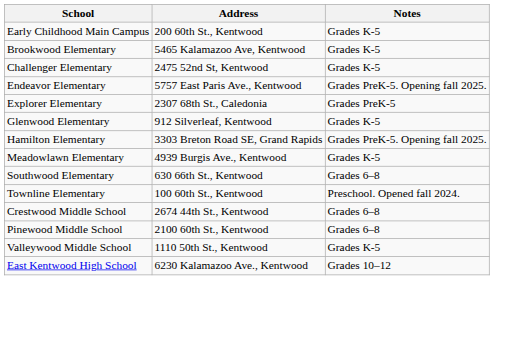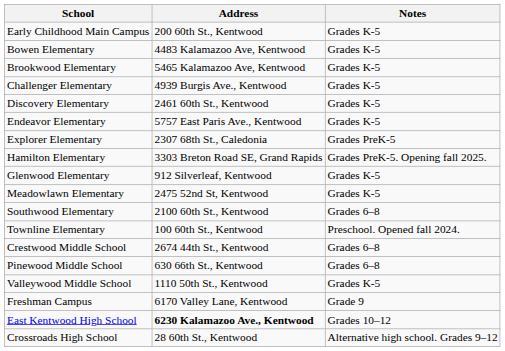+ row: (51, 49)
(211, 67) 2475 52nd St, Kentwood -> (220, 85) 4939 Burgis Ave., Kentwood
+ row: (58, 103)
(407, 85) Grades PreK-5. Opening fall 2025. -> (354, 121) Grades K-5
rows swapped: (58, 121) <-> (56, 139)
(220, 157) 4939 Burgis Ave., Kentwood -> (211, 193) 2475 52nd St, Kentwood
(209, 175) 630 66th St., Kentwood -> (211, 211) 2100 60th St., Kentwood
(211, 229) 2100 60th St., Kentwood -> (209, 265) 630 66th St., Kentwood
+ row: (49, 301)
(231, 265) normal -> (234, 319) bold
+ row: (62, 337)
